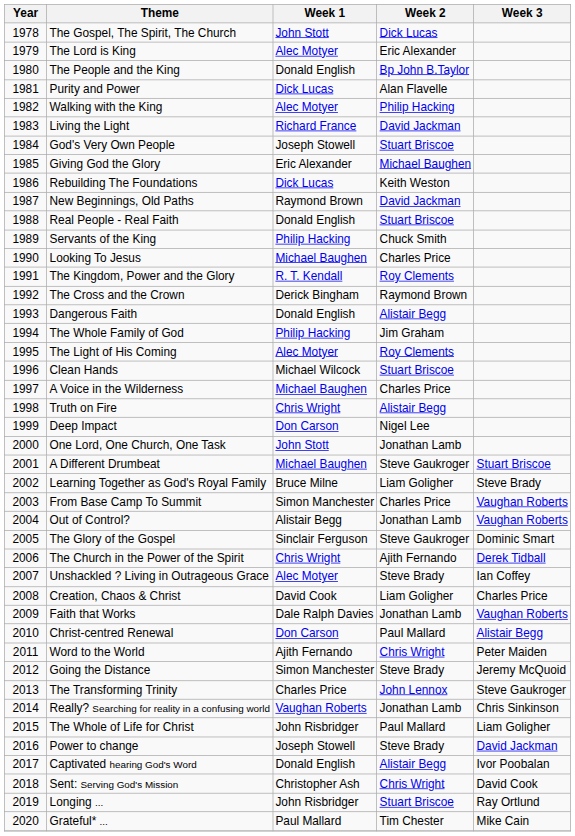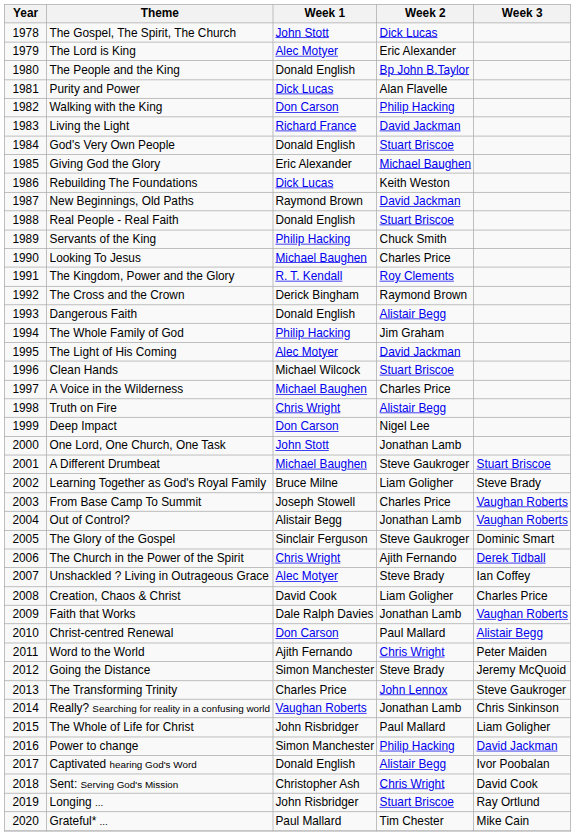(307, 107) Alec Motyer -> (307, 107) Don Carson
(315, 145) Joseph Stowell -> (315, 145) Donald English
(417, 351) Roy Clements -> (420, 351) David Jackman
(325, 502) Simon Manchester -> (315, 502) Joseph Stowell
(315, 746) Joseph Stowell -> (325, 746) Simon Manchester
(412, 746) Steve Brady -> (417, 746) Philip Hacking
